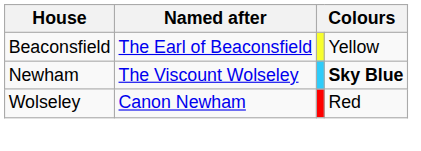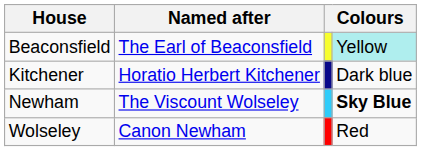(354, 46) no background -> (362, 46) paleturquoise background
+ row: (46, 74)
